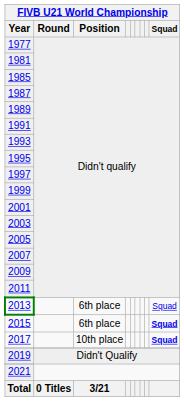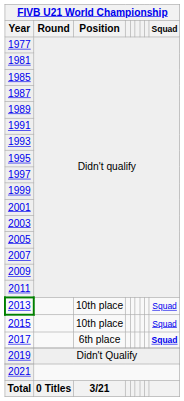(100, 306) 6th place -> (100, 306) 10th place
(100, 323) 6th place -> (100, 323) 10th place
(165, 323) bold -> (165, 324) normal
(100, 339) 10th place -> (100, 339) 6th place
